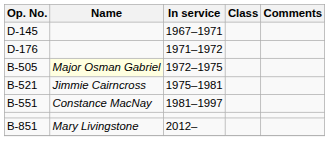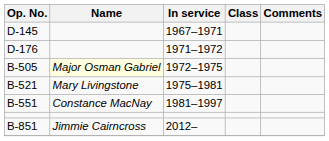(99, 85) Jimmie Cairncross -> (96, 85) Mary Livingstone
(96, 126) Mary Livingstone -> (99, 126) Jimmie Cairncross
